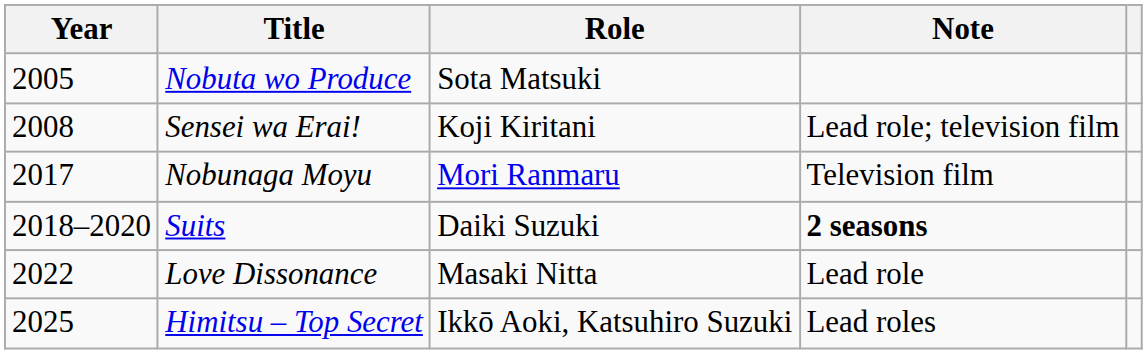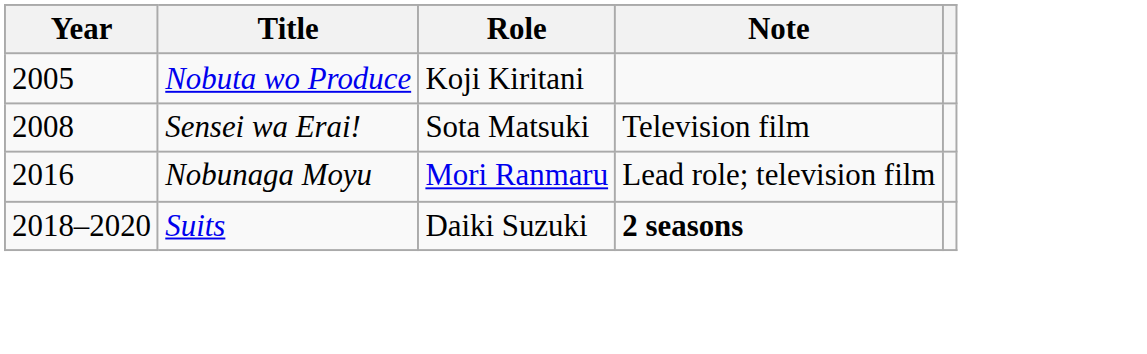(519, 77) Sota Matsuki -> (505, 77) Koji Kiritani
(516, 126) Koji Kiritani -> (507, 126) Sota Matsuki
(963, 126) Lead role; television film -> (716, 126) Television film
(43, 175) 2017 -> (43, 175) 2016
(900, 175) Television film -> (779, 175) Lead role; television film
- row: (271, 273)
- row: (294, 322)
